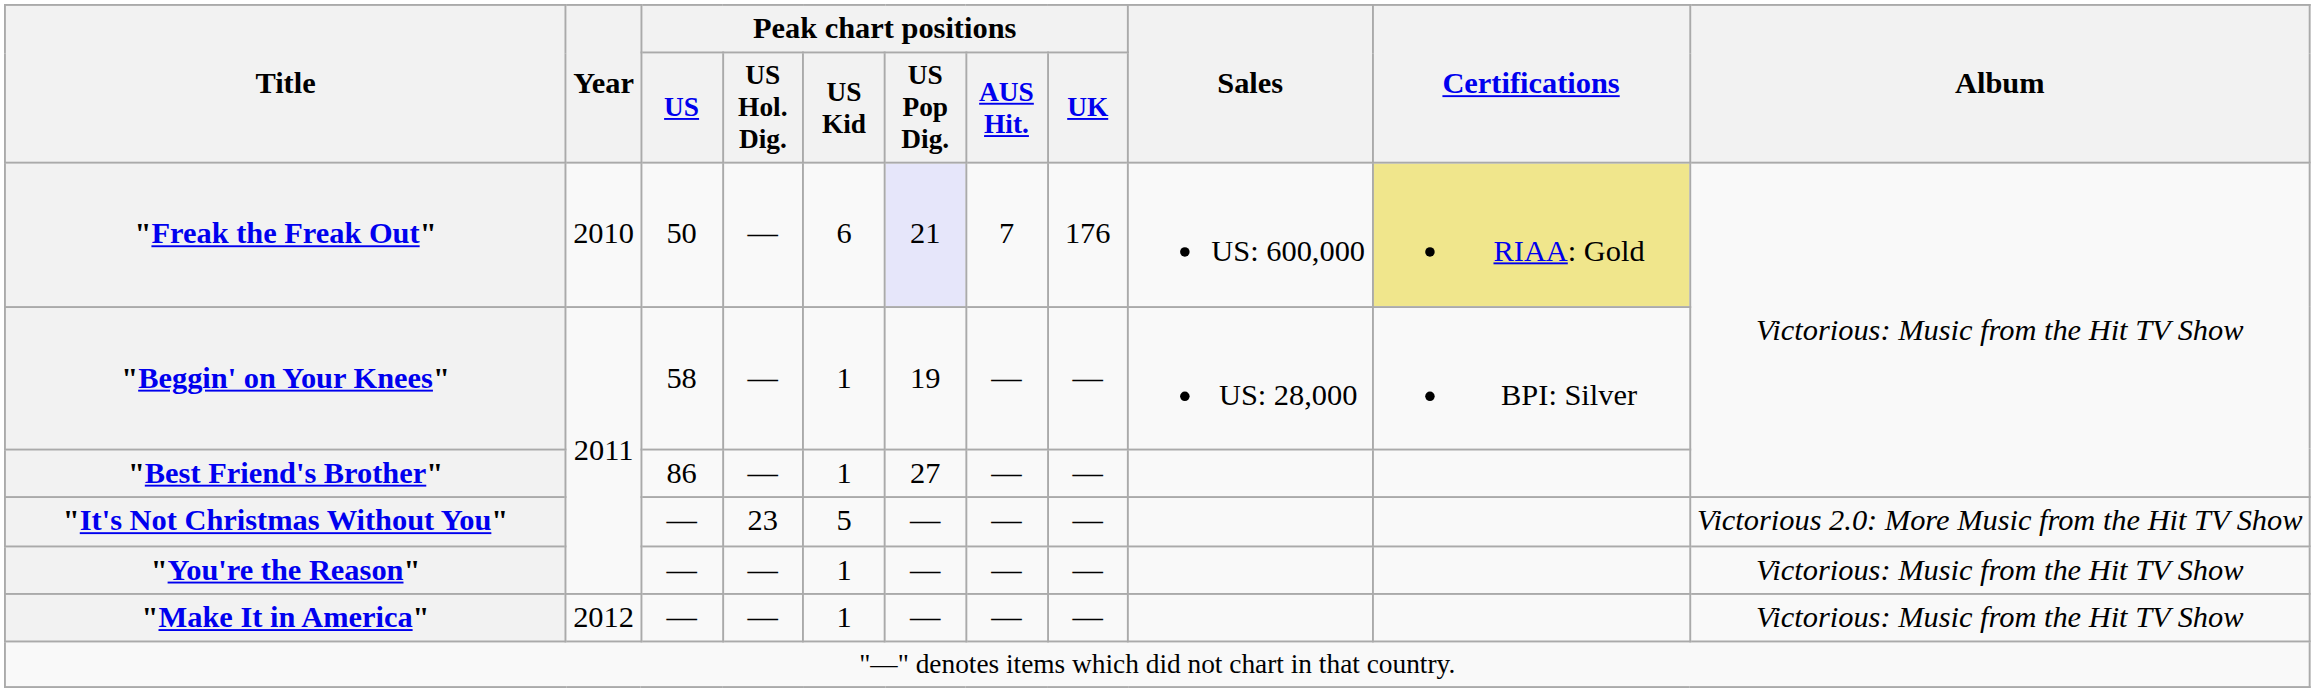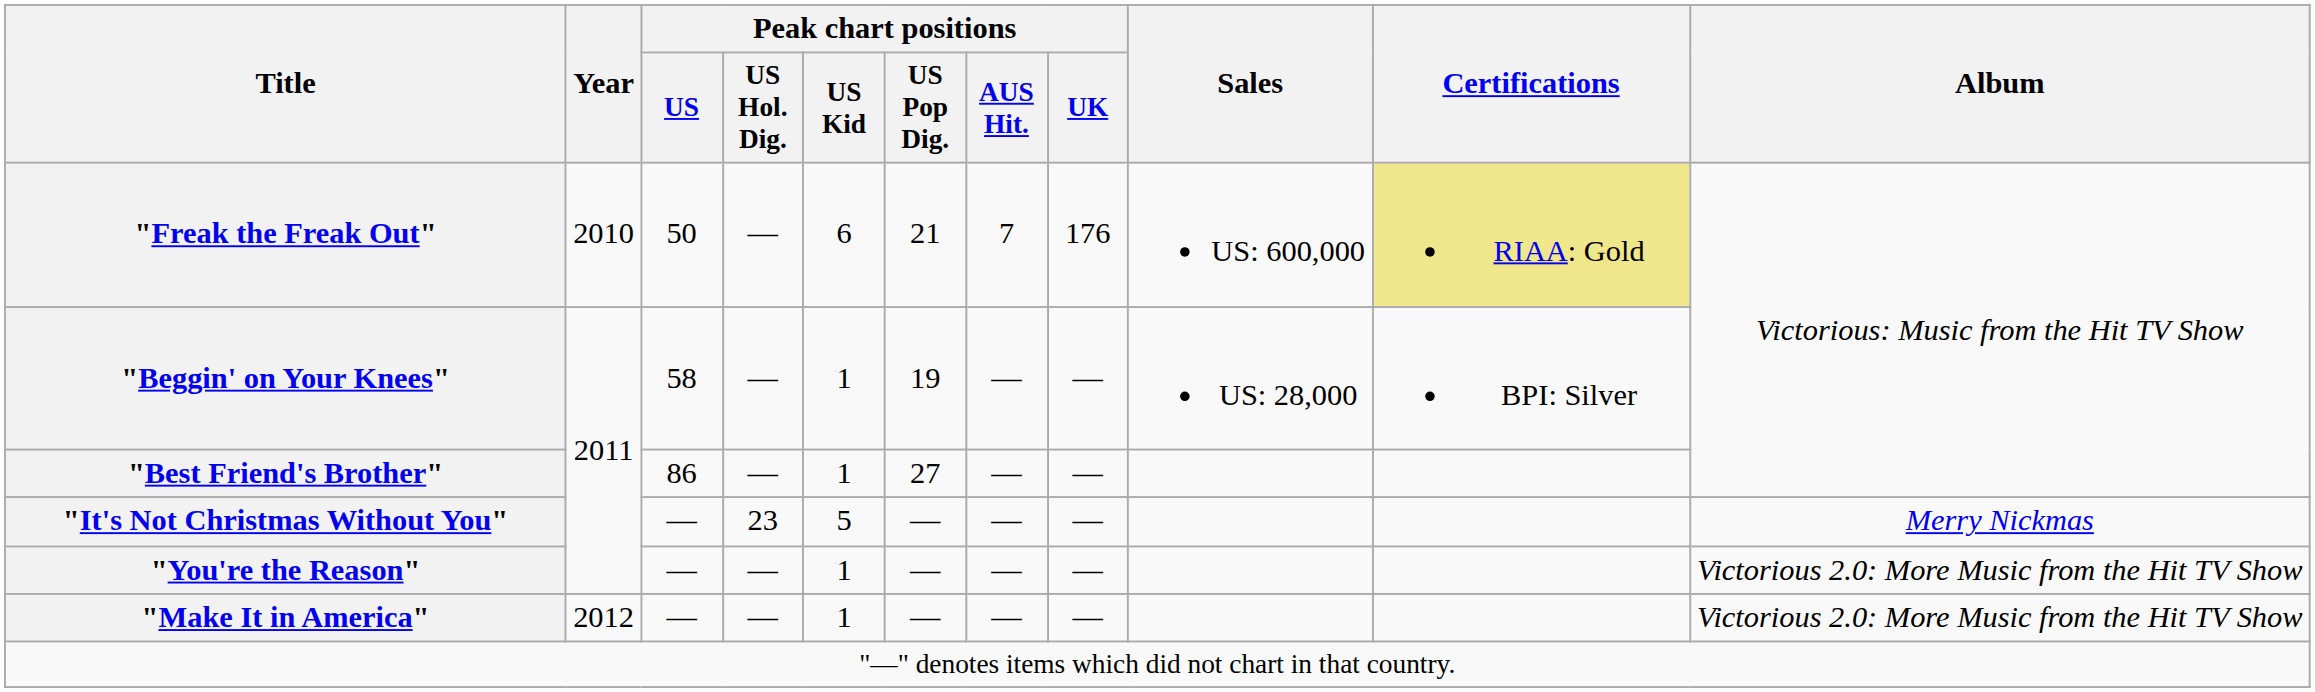(925, 234) lavender background -> (925, 234) no background
(2000, 521) Victorious 2.0: More Music from the Hit TV Show -> (2000, 521) Merry Nickmas
(2000, 569) Victorious: Music from the Hit TV Show -> (2000, 569) Victorious 2.0: More Music from the Hit TV Show
(2000, 617) Victorious: Music from the Hit TV Show -> (2000, 617) Victorious 2.0: More Music from the Hit TV Show
